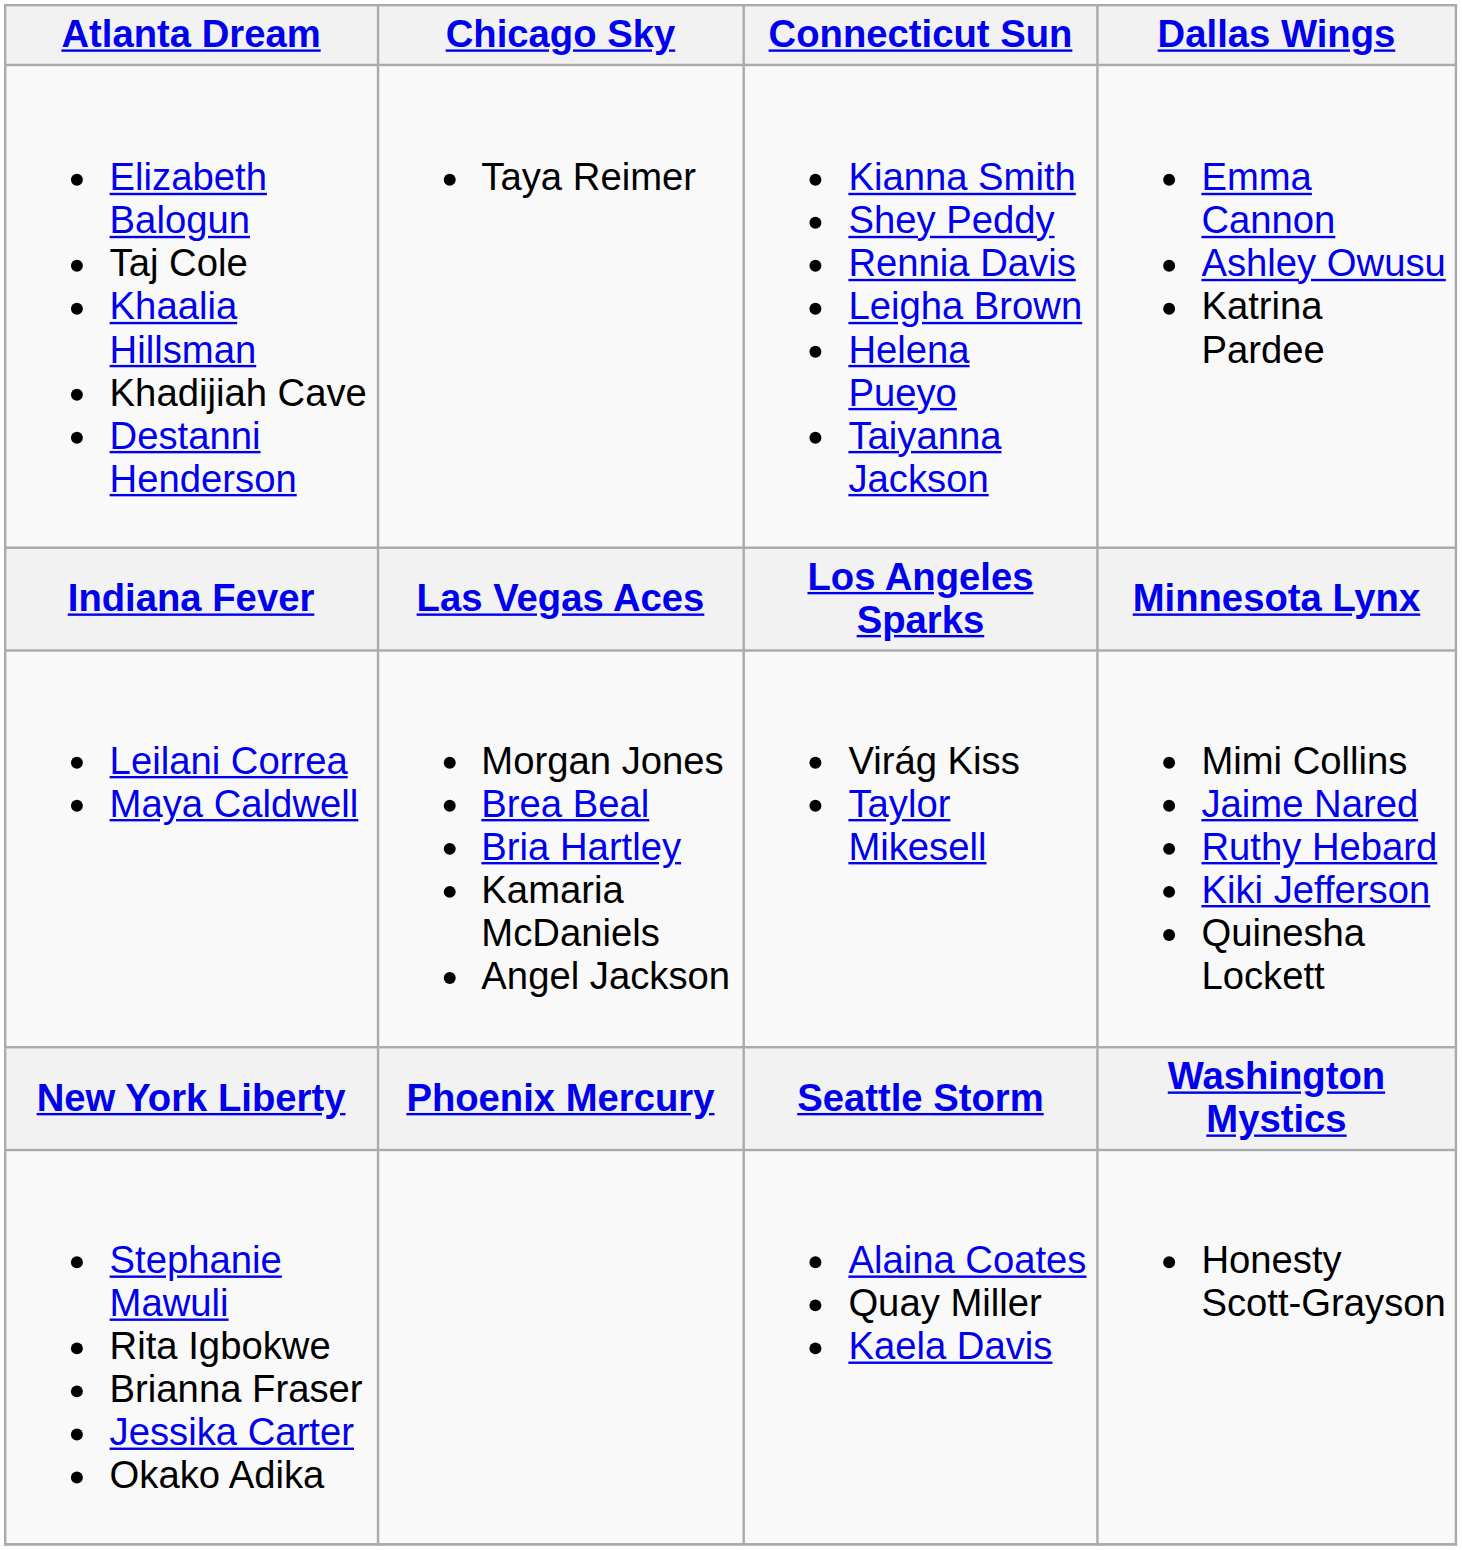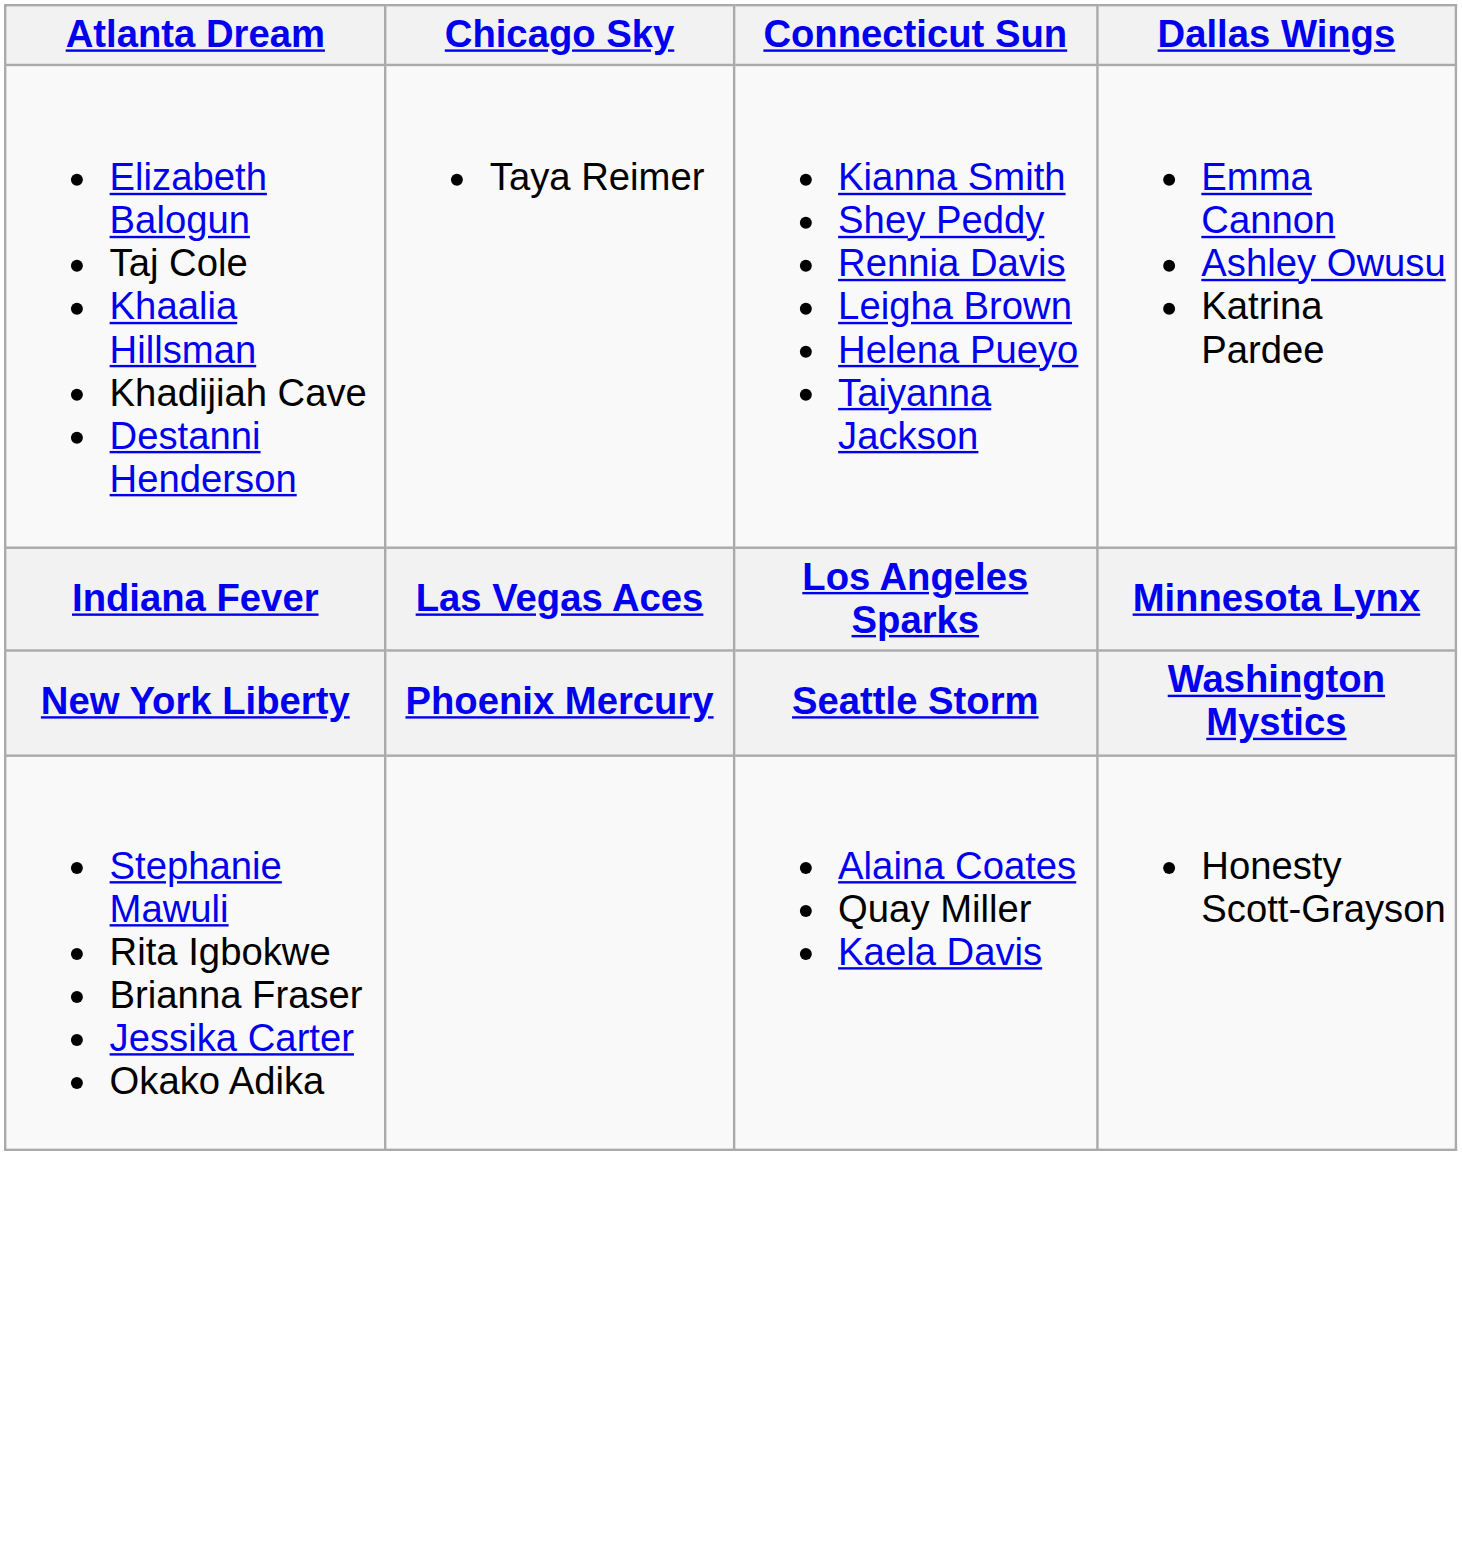- row: (191, 784)
